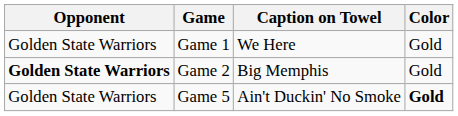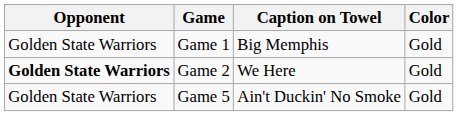(266, 44) We Here -> (283, 44) Big Memphis
(283, 70) Big Memphis -> (266, 70) We Here
(426, 96) bold -> (425, 96) normal
